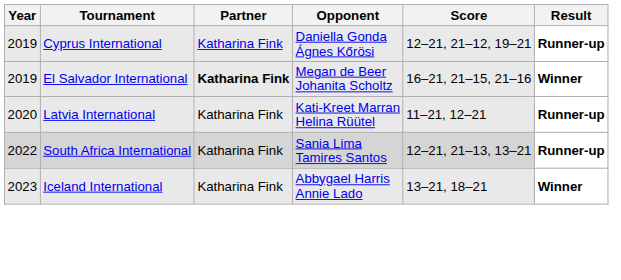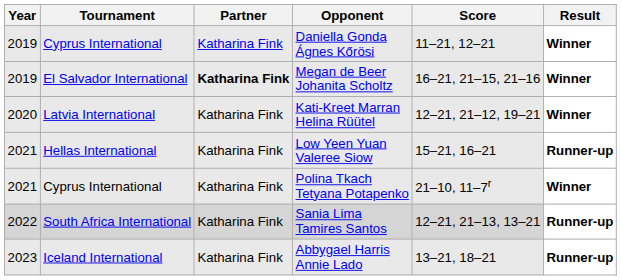(469, 44) 12–21, 21–12, 19–21 -> (455, 44) 11–21, 12–21
(571, 44) Runner-up -> (569, 44) Winner
(446, 115) 11–21, 12–21 -> (478, 115) 12–21, 21–12, 19–21
(571, 115) Runner-up -> (569, 115) Winner
+ row: (341, 151)
+ row: (352, 186)
(560, 186) Winner -> (580, 258) Runner-up
